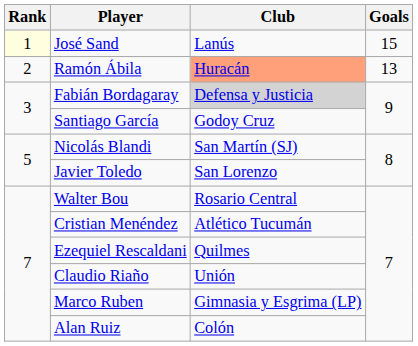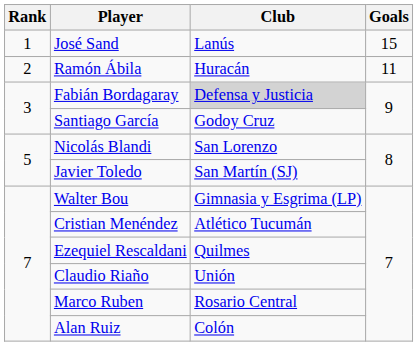(27, 43) lightyellow background -> (27, 43) no background
(222, 69) lightsalmon background -> (222, 69) no background
(389, 69) 13 -> (389, 69) 11
(246, 146) San Martín (SJ) -> (236, 146) San Lorenzo
(236, 172) San Lorenzo -> (246, 172) San Martín (SJ)
(246, 198) Rosario Central -> (278, 198) Gimnasia y Esgrima (LP)
(278, 302) Gimnasia y Esgrima (LP) -> (246, 302) Rosario Central
